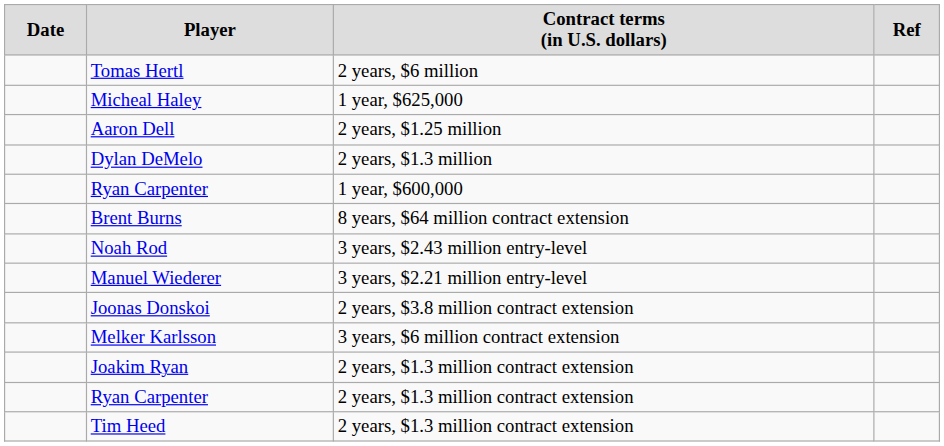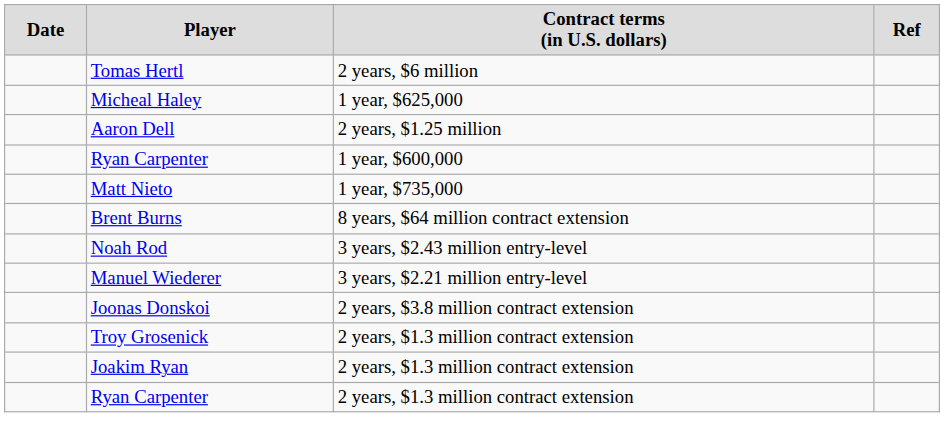- row: (147, 159)
+ row: (132, 188)
- row: (153, 337)
+ row: (149, 337)
- row: (128, 426)
